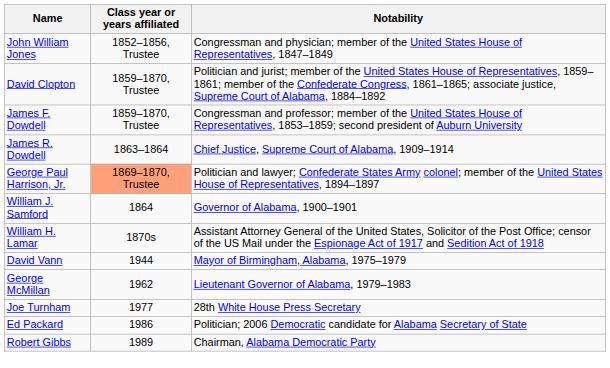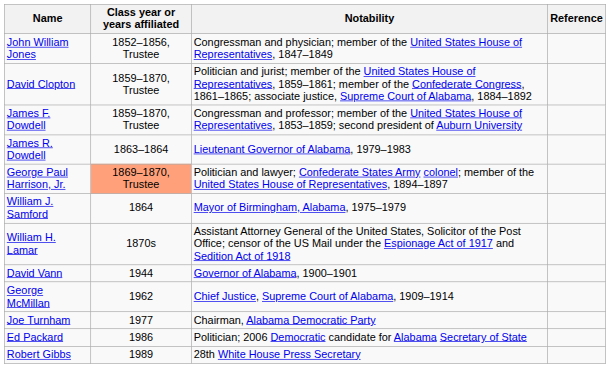+ column: (577, 19)
(324, 149) Chief Justice, Supreme Court of Alabama, 1909–1914 -> (302, 149) Lieutenant Governor of Alabama, 1979–1983
(275, 208) Governor of Alabama, 1900–1901 -> (300, 208) Mayor of Birmingham, Alabama, 1975–1979
(300, 261) Mayor of Birmingham, Alabama, 1975–1979 -> (275, 273) Governor of Alabama, 1900–1901
(302, 284) Lieutenant Governor of Alabama, 1979–1983 -> (324, 296) Chief Justice, Supreme Court of Alabama, 1909–1914
(277, 308) 28th White House Press Secretary -> (285, 320) Chairman, Alabama Democratic Party
(285, 342) Chairman, Alabama Democratic Party -> (277, 354) 28th White House Press Secretary
